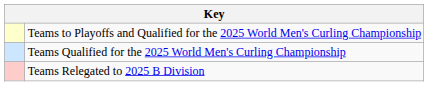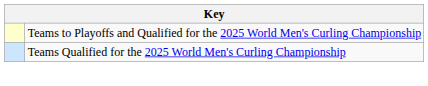- row: (116, 71)
